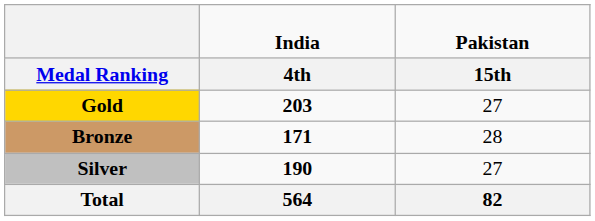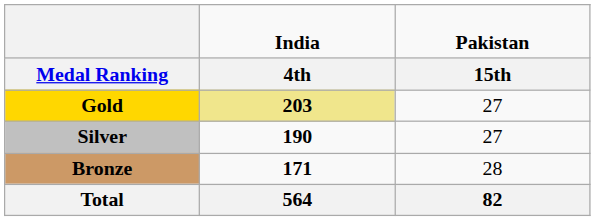(297, 105) no background -> (297, 105) khaki background
rows swapped: (102, 168) <-> (102, 136)
